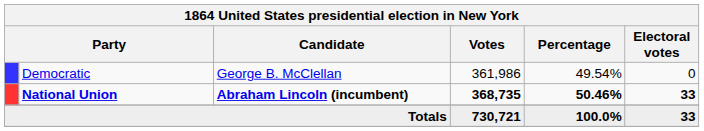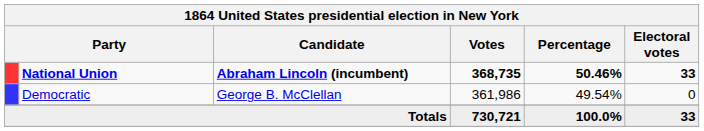rows swapped: (70, 95) <-> (56, 73)
